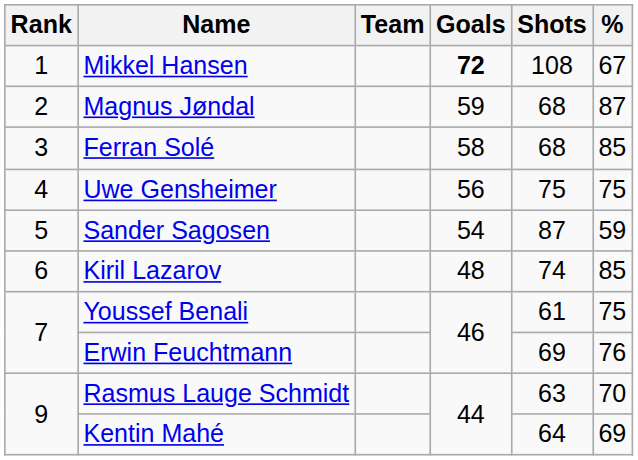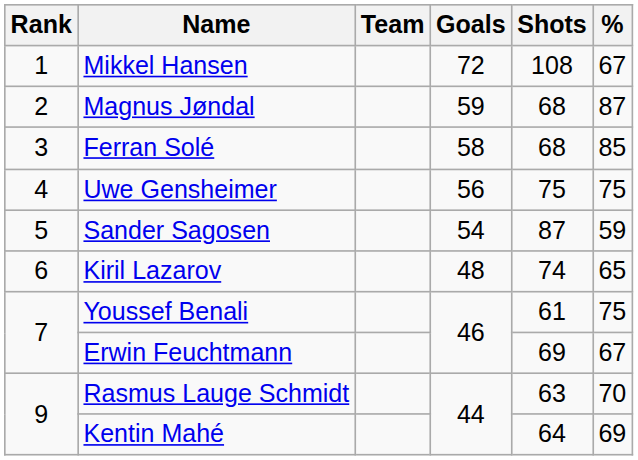(471, 66) bold -> (471, 66) normal
(612, 271) 85 -> (612, 271) 65
(612, 352) 76 -> (612, 352) 67
